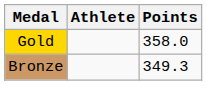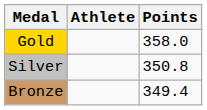+ row: (36, 67)
(166, 67) 349.3 -> (166, 92) 349.4
